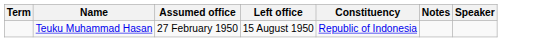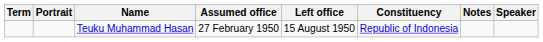+ column: (54, 12)
